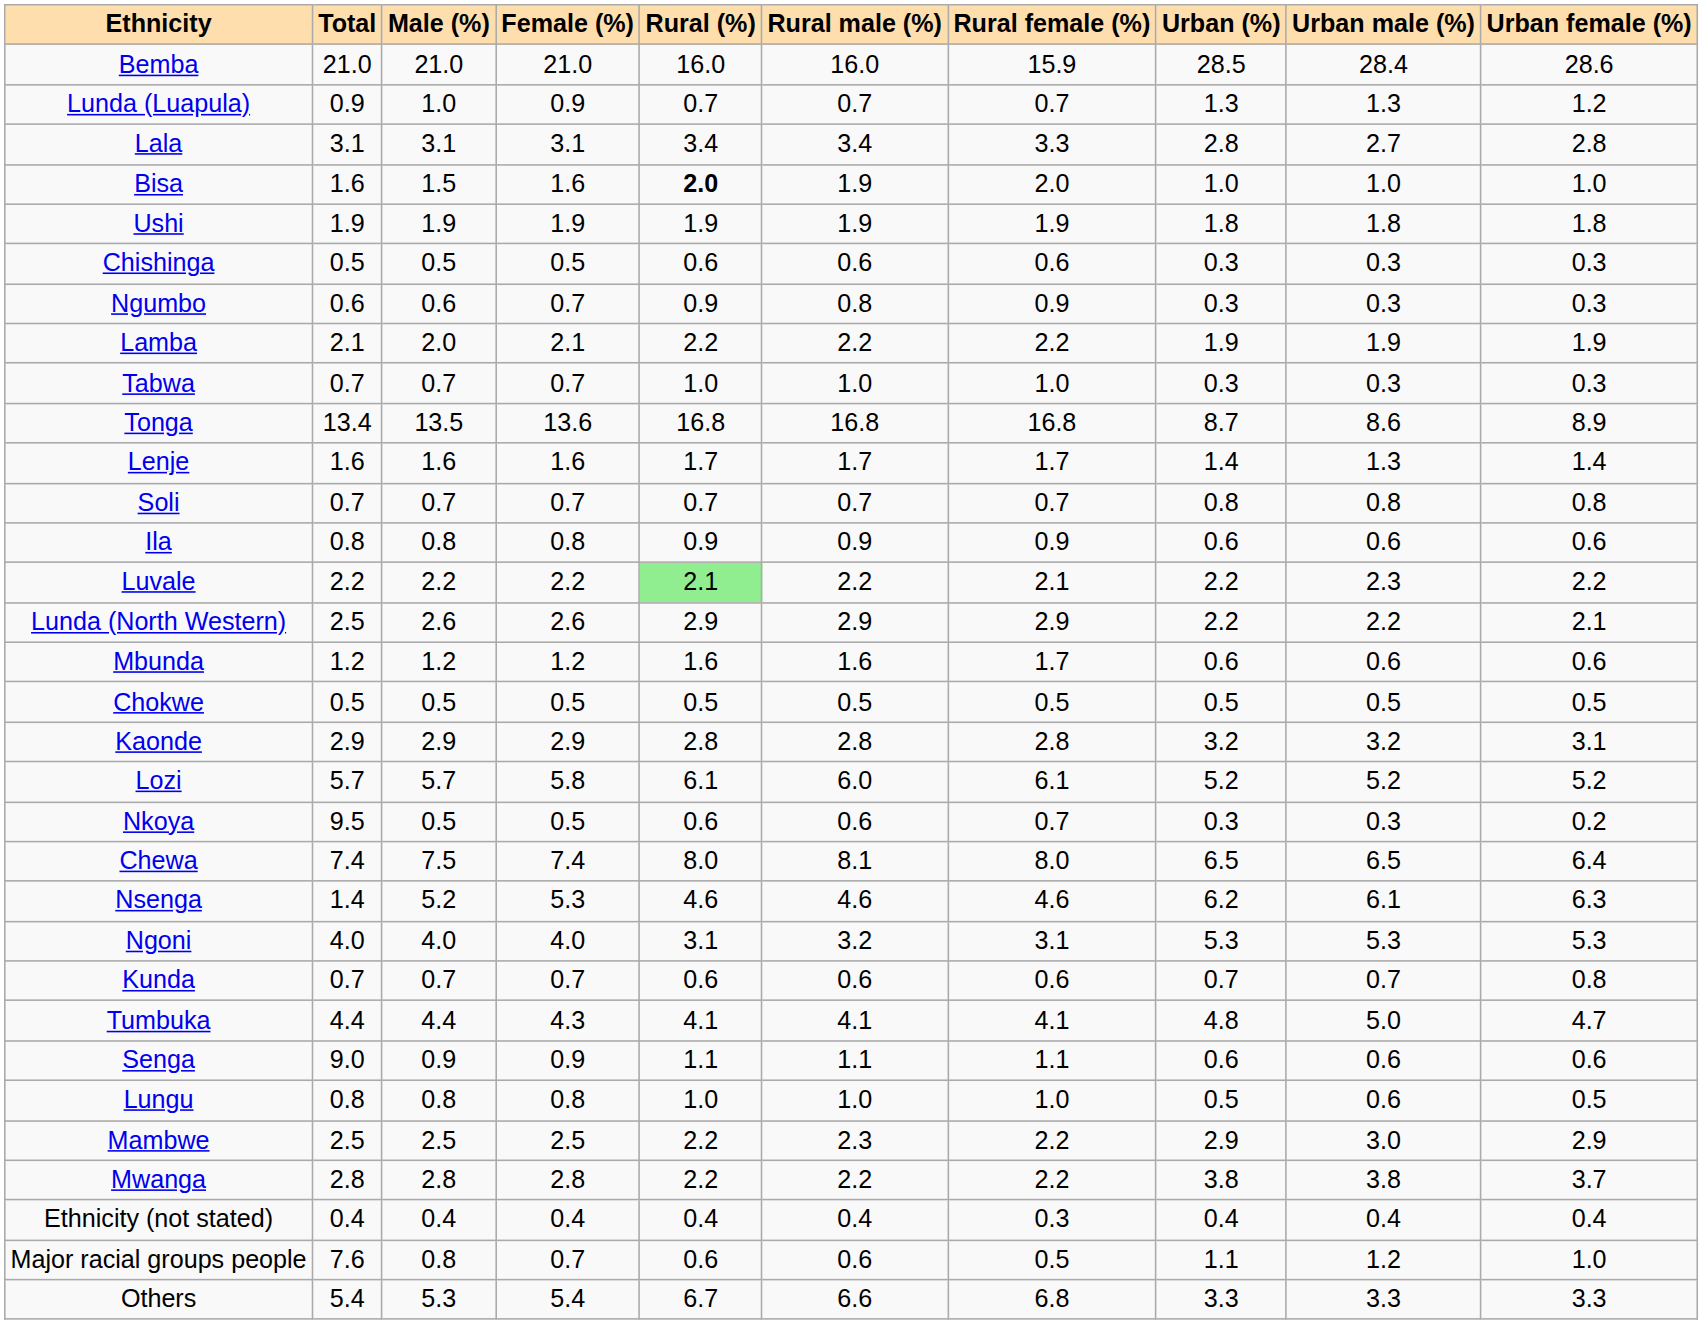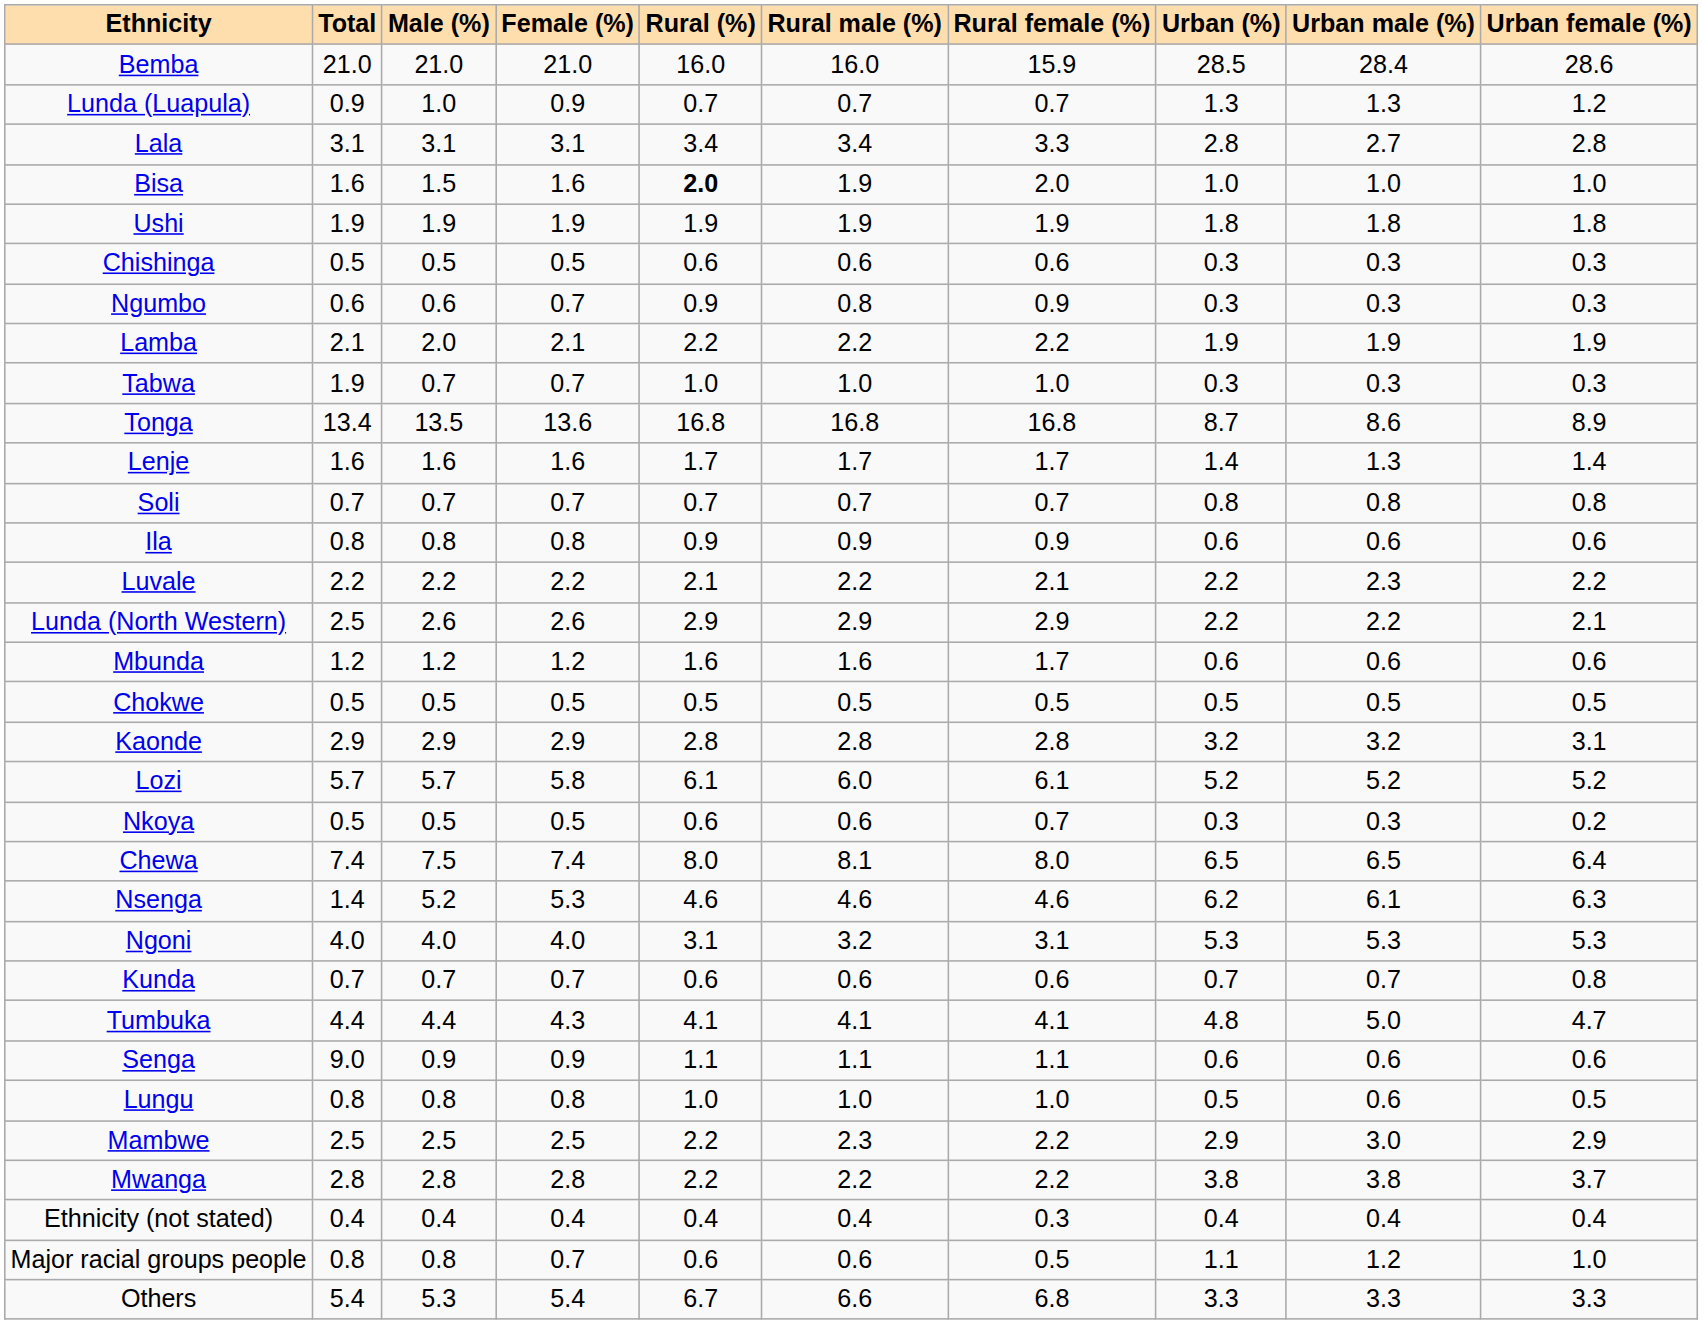(347, 382) 0.7 -> (347, 382) 1.9
(701, 582) lightgreen background -> (701, 582) no background
(347, 821) 9.5 -> (347, 821) 0.5
(347, 1259) 7.6 -> (347, 1259) 0.8
